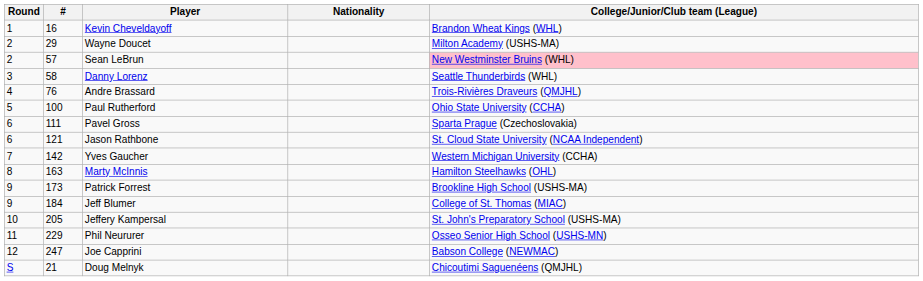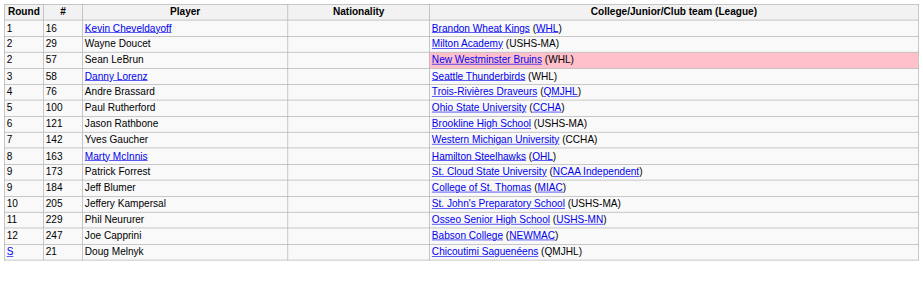- row: (112, 124)
(537, 140) St. Cloud State University (NCAA Independent) -> (509, 124) Brookline High School (USHS-MA)
(509, 188) Brookline High School (USHS-MA) -> (537, 172) St. Cloud State University (NCAA Independent)
